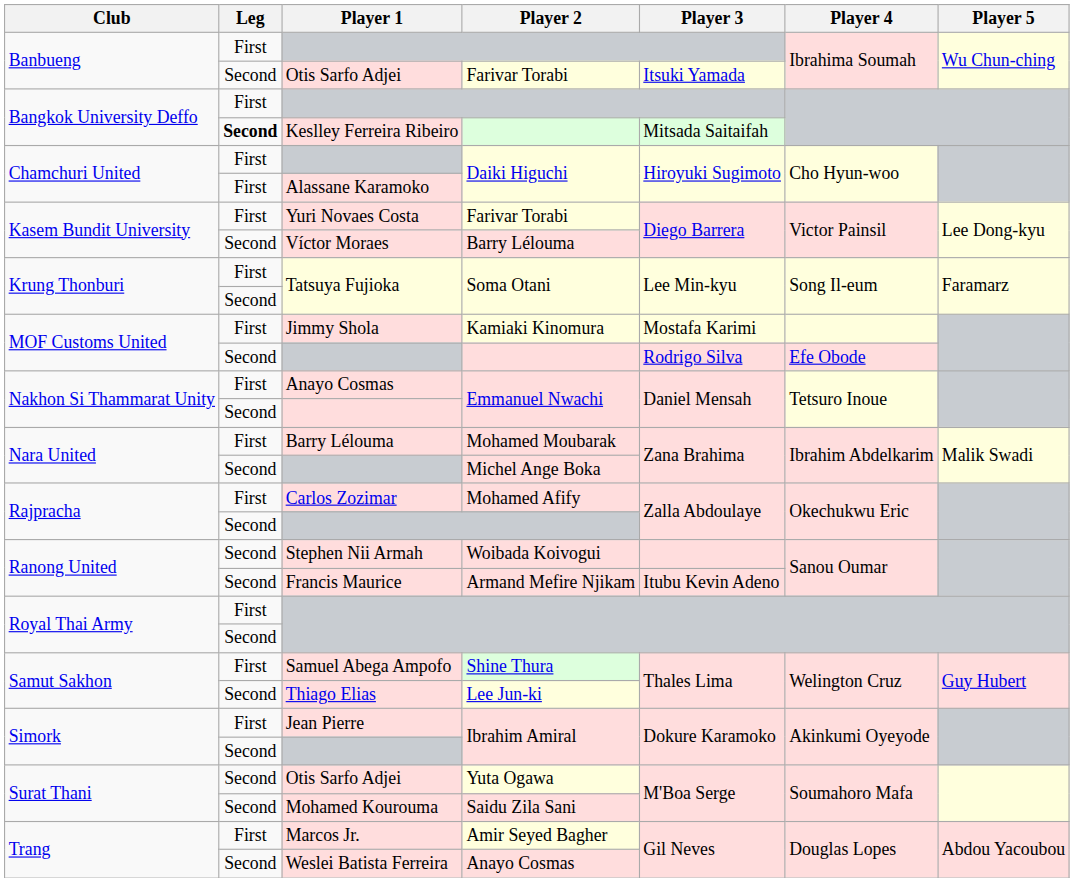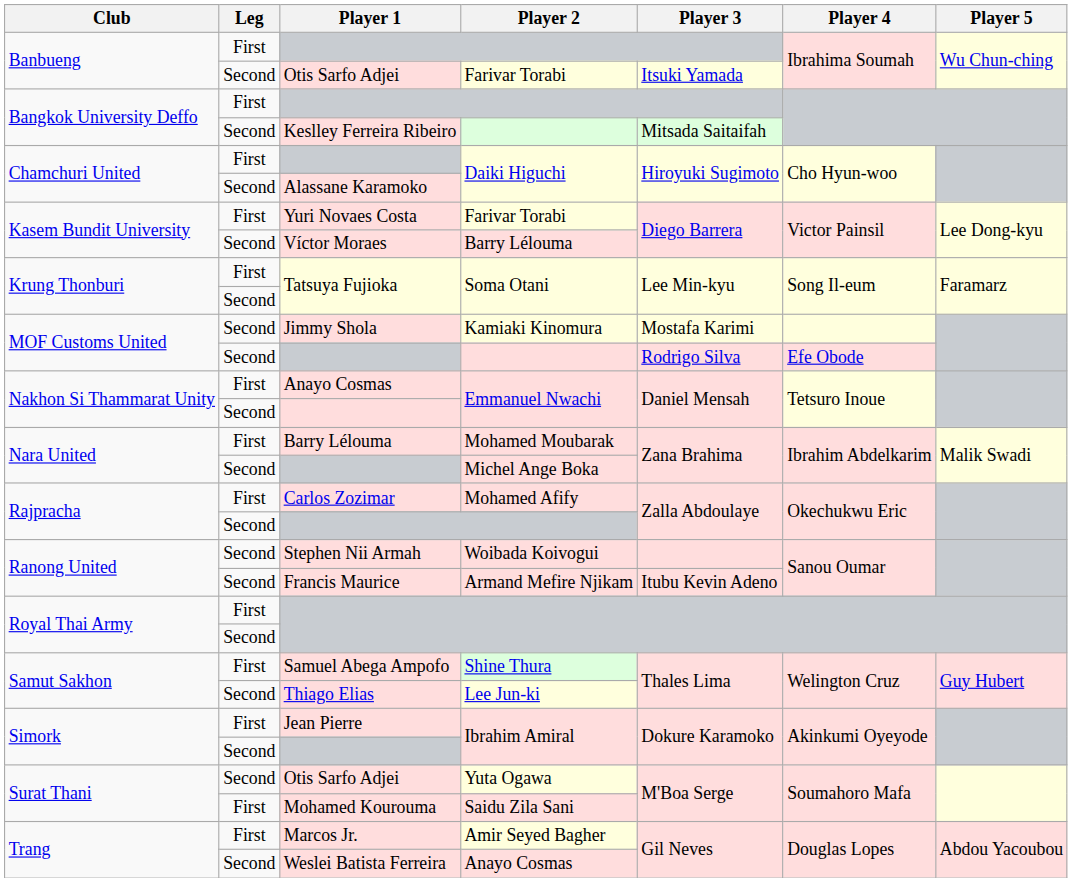(250, 131) bold -> (249, 131) normal
(250, 187) First -> (249, 187) Second
(250, 328) First -> (249, 328) Second
(250, 807) Second -> (249, 807) First
